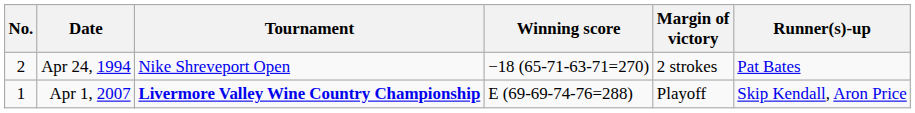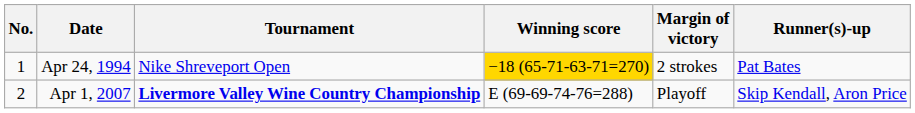(21, 66) 2 -> (21, 66) 1
(569, 66) no background -> (569, 66) gold background
(21, 94) 1 -> (21, 94) 2
